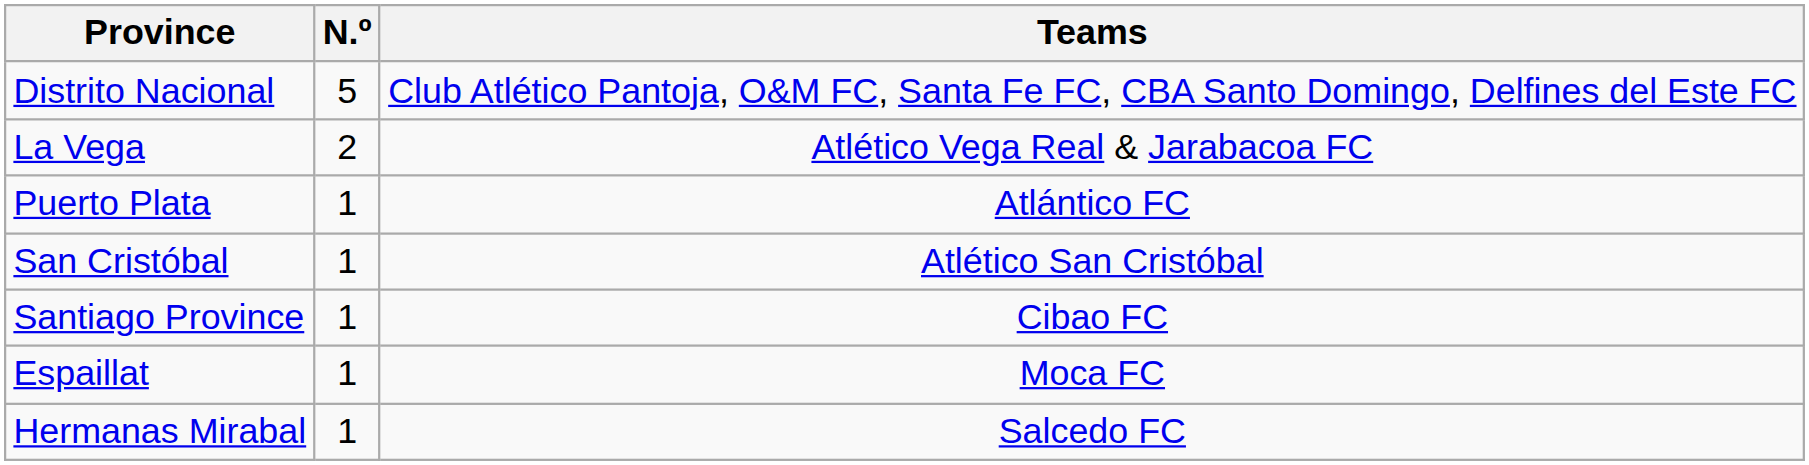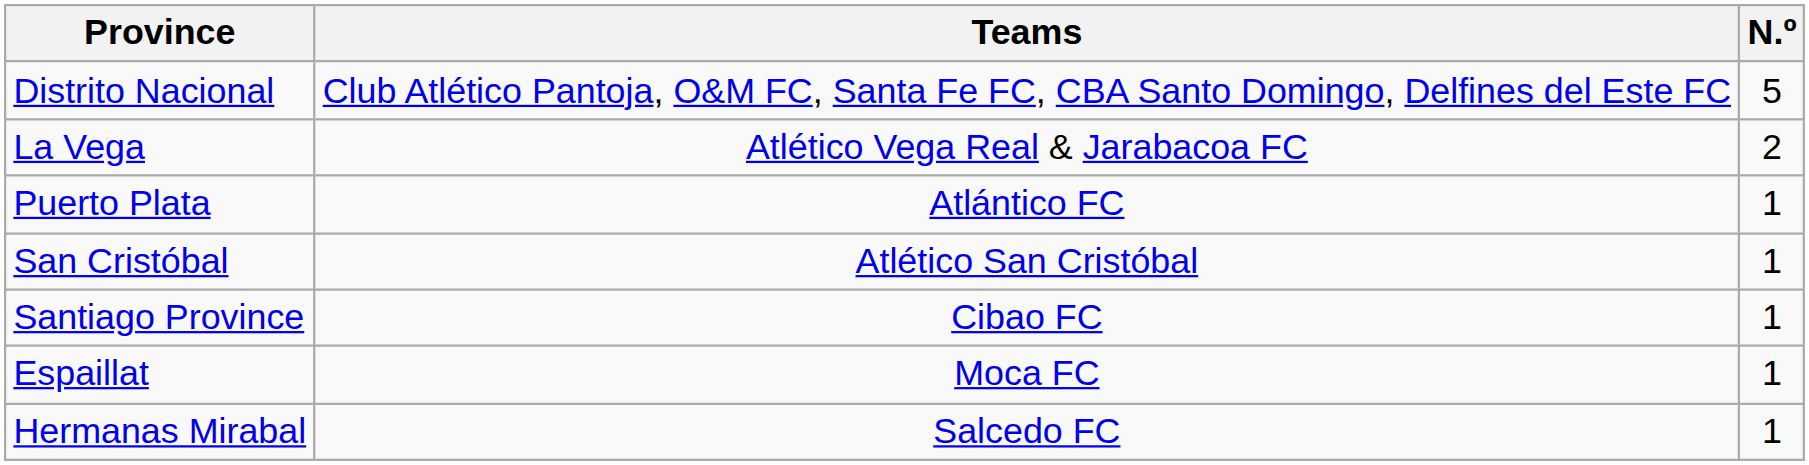columns swapped: (347, 32) <-> (1092, 32)
